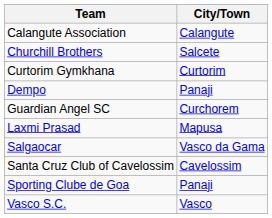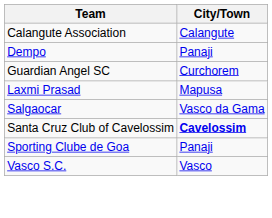- row: (55, 52)
- row: (61, 71)
(210, 166) normal -> (213, 128) bold
